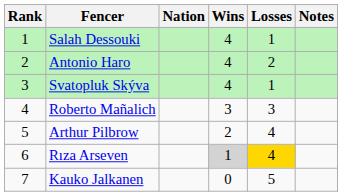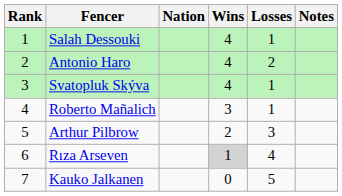(271, 109) 3 -> (271, 109) 1
(271, 132) 4 -> (271, 132) 3
(271, 156) gold background -> (271, 156) no background
